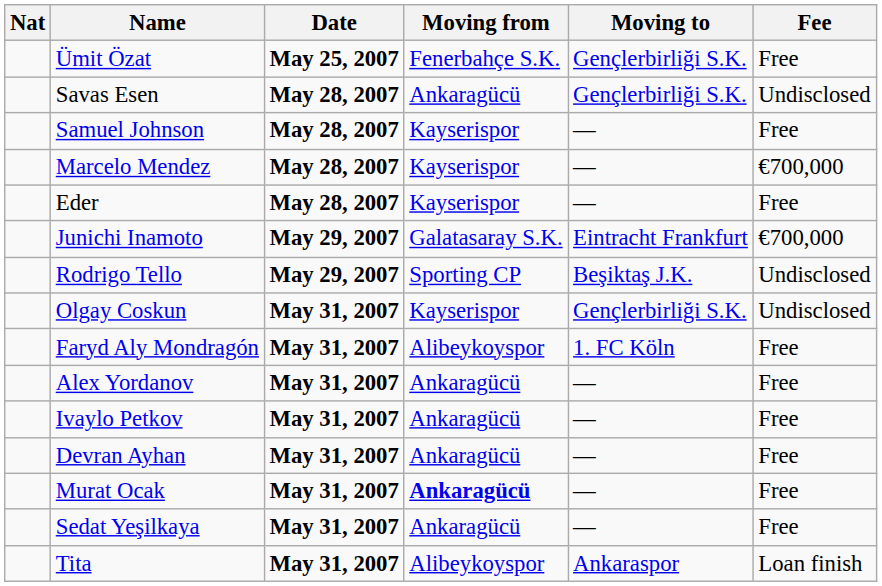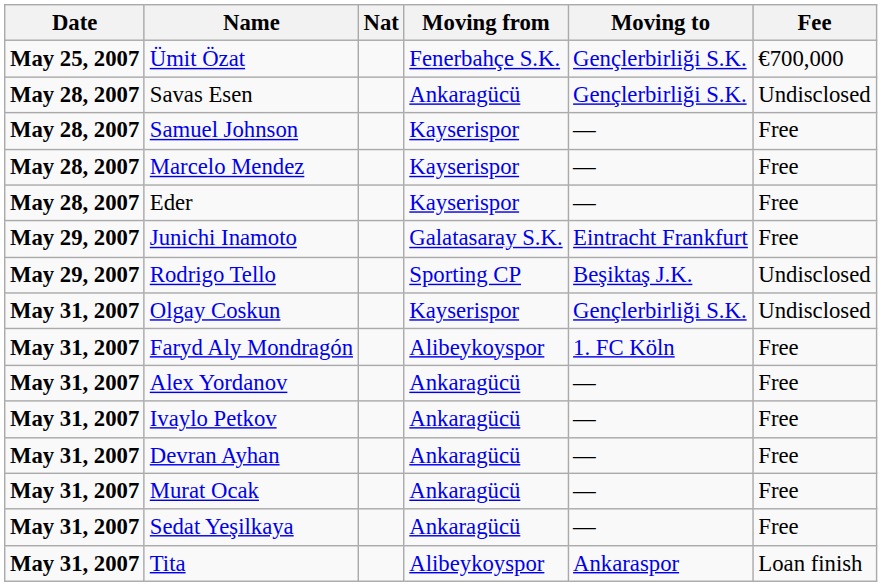columns swapped: (334, 22) <-> (28, 22)
(779, 58) Free -> (801, 58) €700,000
(801, 166) €700,000 -> (779, 166) Free
(801, 238) €700,000 -> (779, 238) Free
(470, 490) bold -> (465, 490) normal
